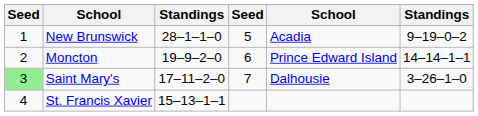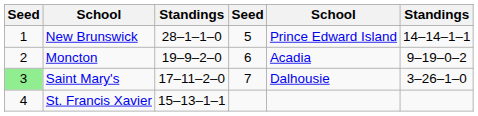(290, 36) Acadia -> (333, 36) Prince Edward Island
(437, 36) 9–19–0–2 -> (437, 36) 14–14–1–1
(333, 57) Prince Edward Island -> (290, 57) Acadia
(437, 57) 14–14–1–1 -> (437, 57) 9–19–0–2
